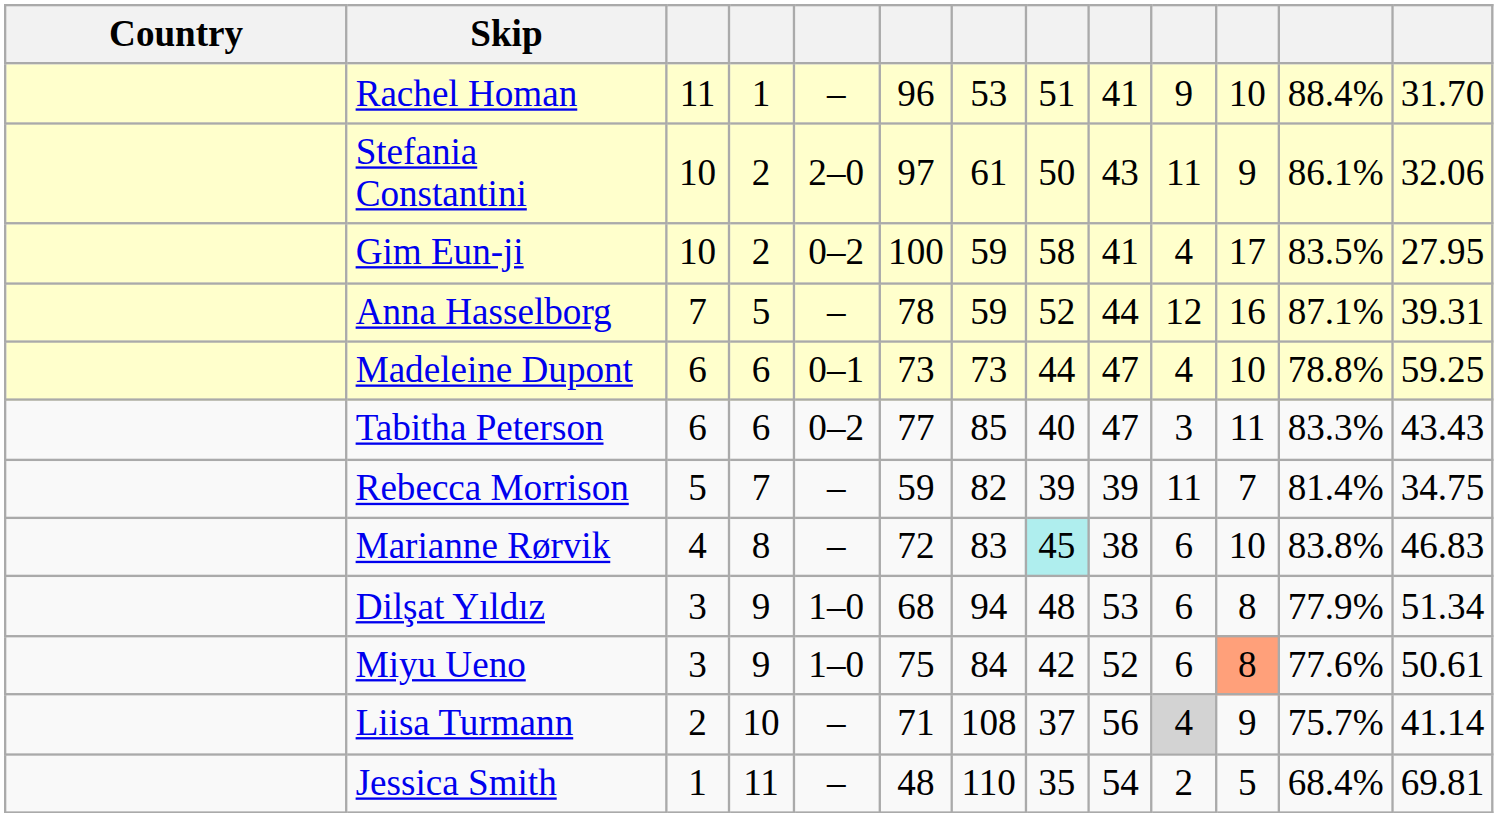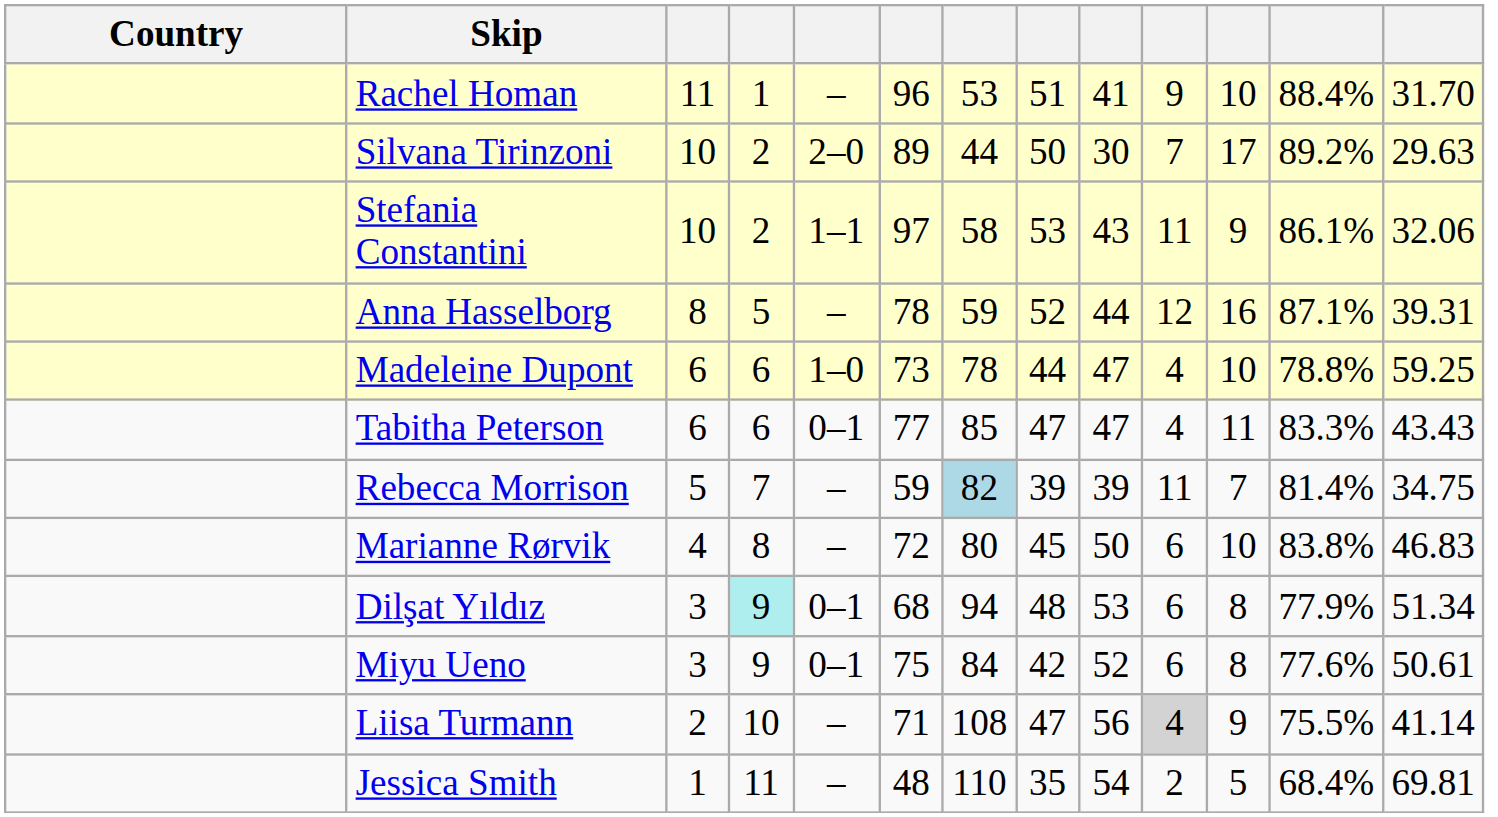+ row: (484, 151)
(836, 172) 2–0 -> (836, 231) 1–1
(989, 172) 61 -> (979, 231) 58
(1057, 172) 50 -> (1048, 231) 53
- row: (440, 252)
(698, 311) 7 -> (698, 311) 8
(836, 370) 0–1 -> (836, 370) 1–0
(989, 370) 73 -> (979, 370) 78
(836, 428) 0–2 -> (836, 428) 0–1
(1057, 428) 40 -> (1048, 428) 47
(1184, 428) 3 -> (1175, 428) 4
(989, 487) no background -> (979, 487) lightblue background
(989, 546) 83 -> (979, 546) 80
(1057, 546) paleturquoise background -> (1048, 546) no background
(1120, 546) 38 -> (1111, 546) 50
(761, 605) no background -> (761, 605) paleturquoise background
(836, 605) 1–0 -> (836, 605) 0–1
(836, 664) 1–0 -> (836, 664) 0–1
(1247, 664) lightsalmon background -> (1238, 664) no background
(1057, 723) 37 -> (1048, 723) 47
(1336, 723) 75.7% -> (1326, 723) 75.5%
